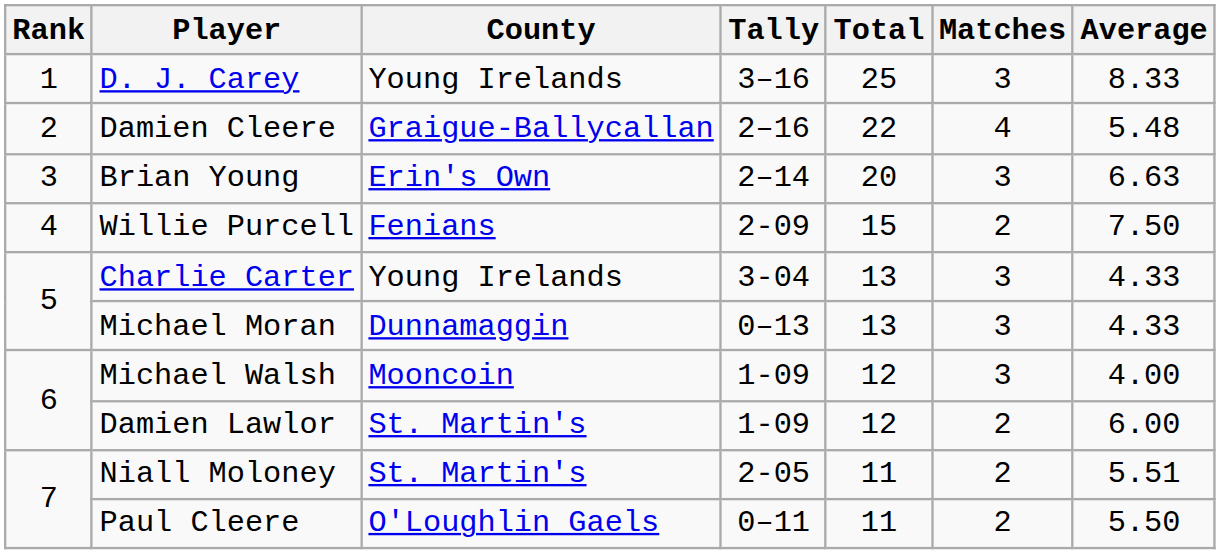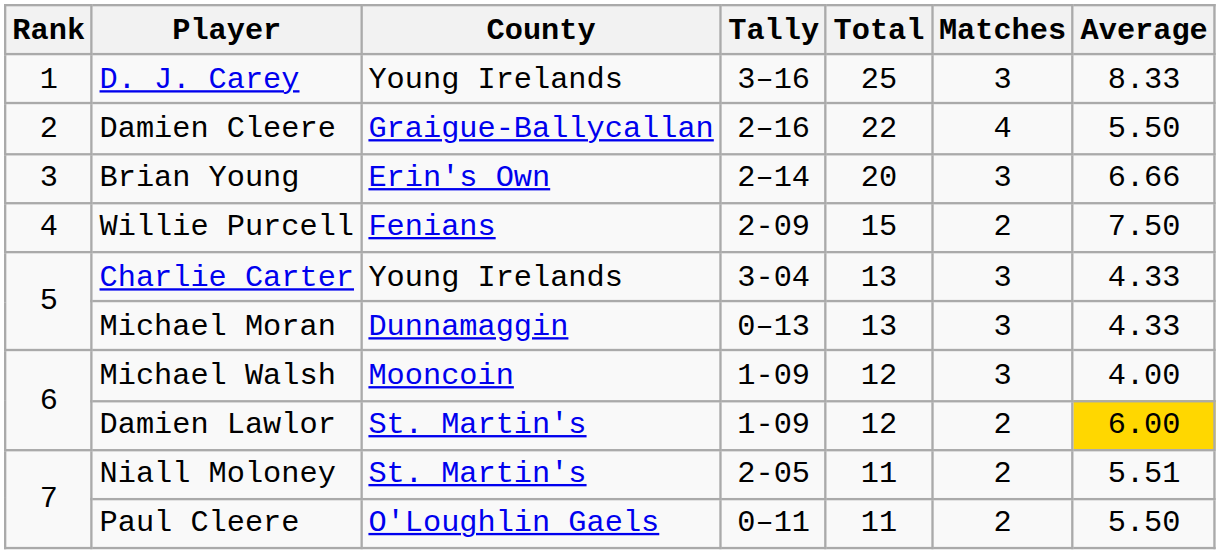(1144, 129) 5.48 -> (1144, 129) 5.50
(1144, 178) 6.63 -> (1144, 178) 6.66
(1144, 425) no background -> (1144, 425) gold background
